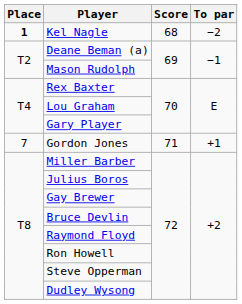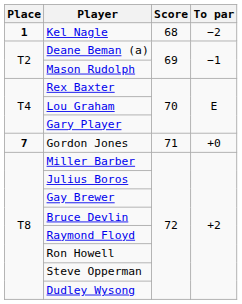(24, 143) normal -> (24, 143) bold
(214, 143) +1 -> (214, 143) +0
